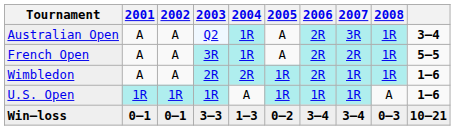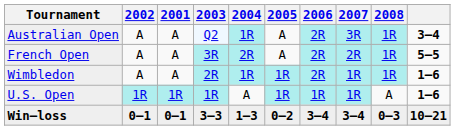columns swapped: (140, 15) <-> (175, 15)
(247, 55) 1R -> (247, 55) 2R
(247, 75) 2R -> (247, 75) 1R
